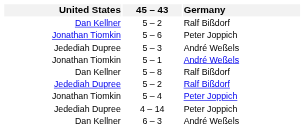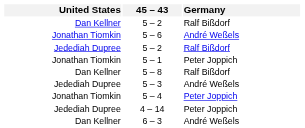(210, 35) Peter Joppich -> (211, 35) André Weßels
rows swapped: (87, 84) <-> (87, 48)
(211, 60) André Weßels -> (210, 60) Peter Joppich
